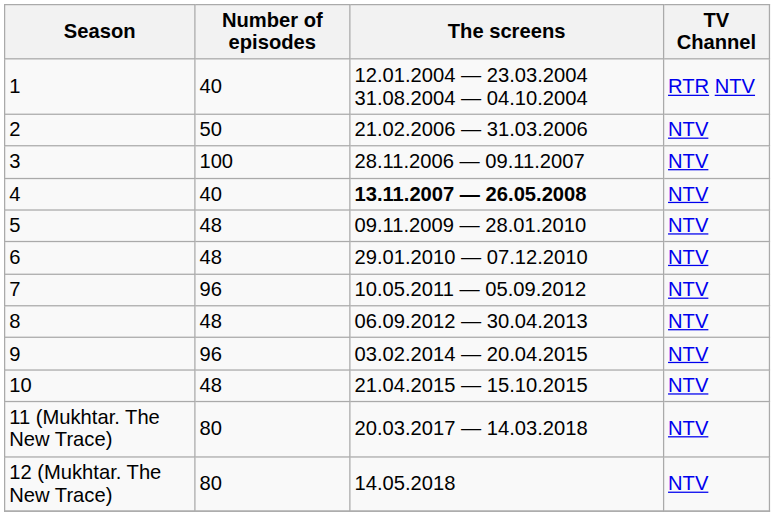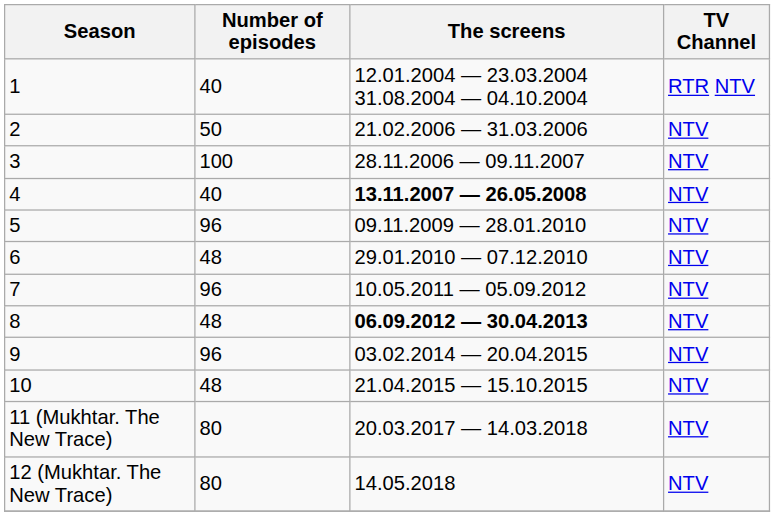(211, 225) 48 -> (211, 225) 96
(471, 321) normal -> (471, 321) bold
